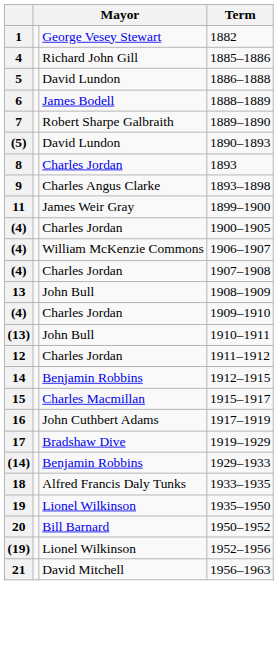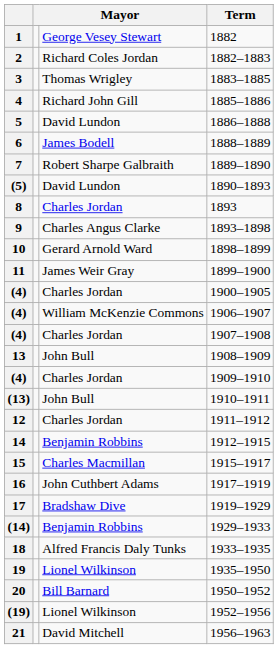+ row: (240, 57)
+ row: (240, 79)
+ row: (240, 249)
